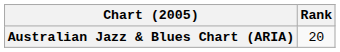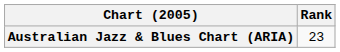(316, 37) 20 -> (316, 37) 23
